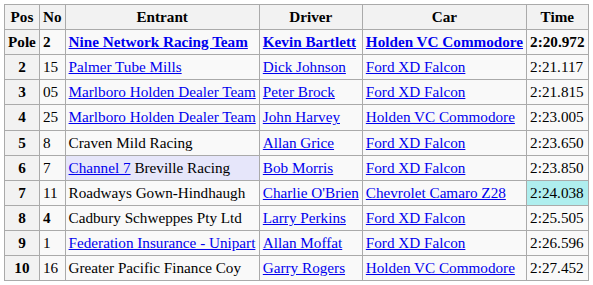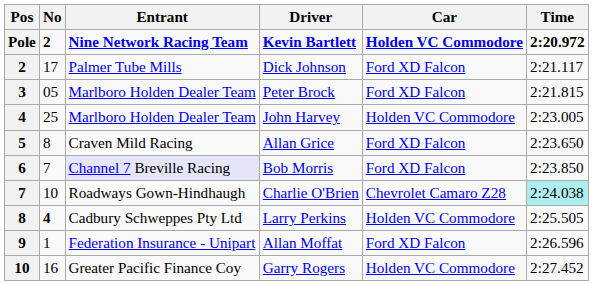(51, 67) 15 -> (51, 67) 17
(50, 192) 11 -> (51, 192) 10
(416, 217) Ford XD Falcon -> (440, 217) Holden VC Commodore
